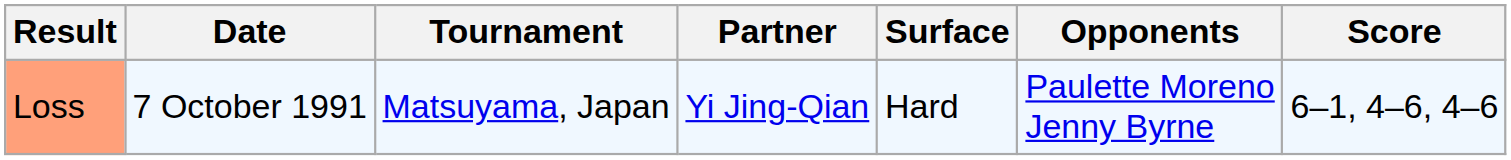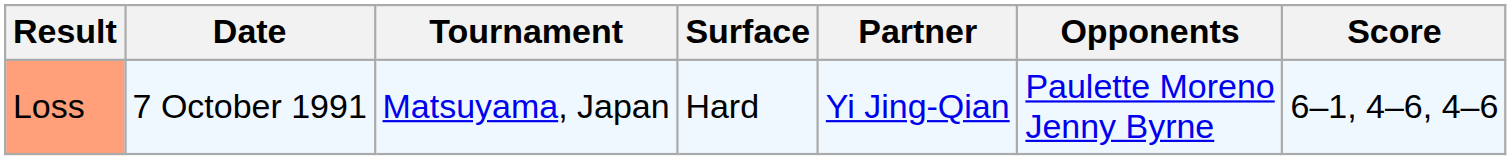columns swapped: (947, 31) <-> (777, 31)
